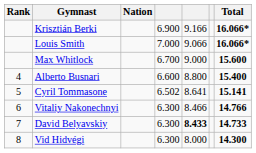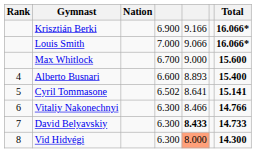(196, 76) 8.800 -> (196, 76) 8.893
(196, 140) no background -> (196, 140) lightsalmon background
